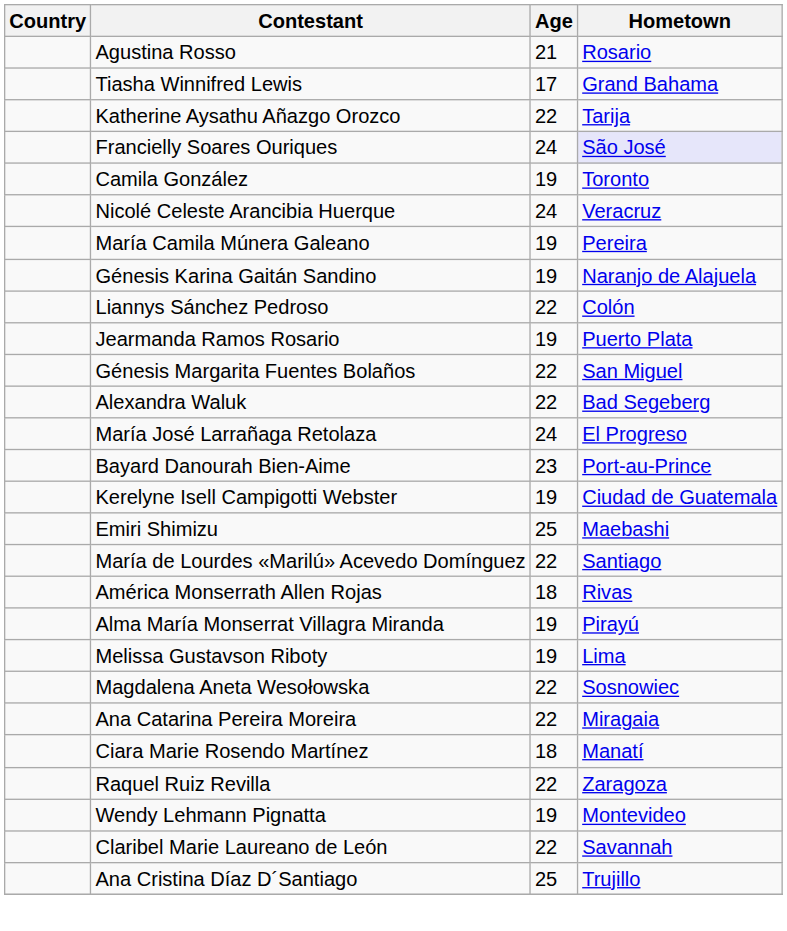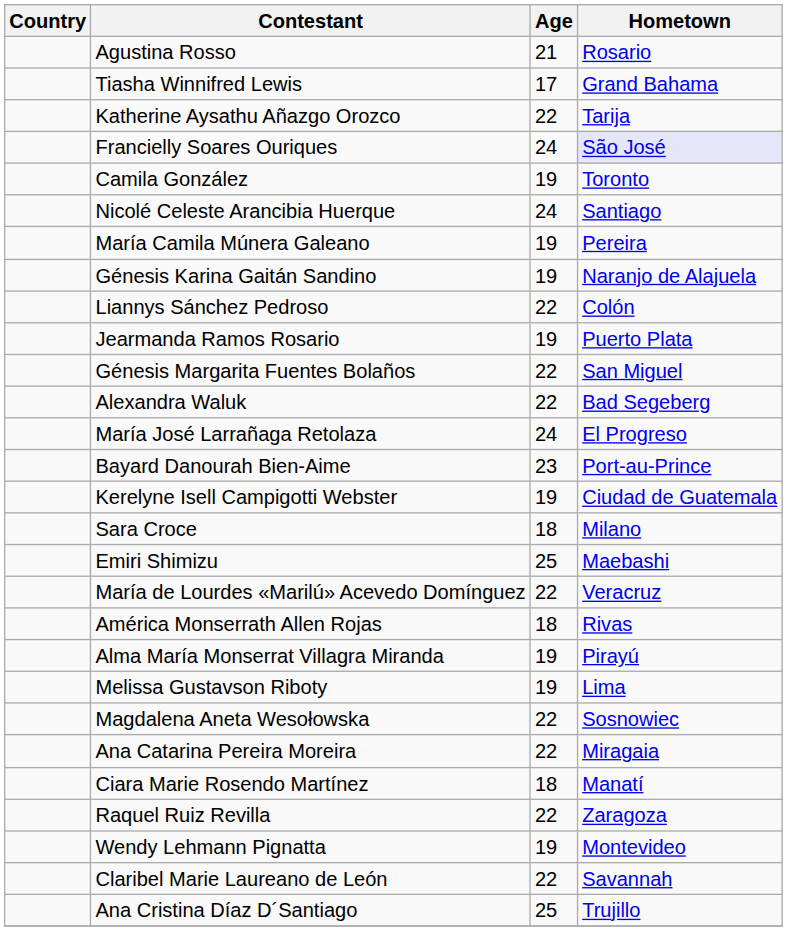(622, 211) Veracruz -> (622, 211) Santiago
+ row: (146, 529)
(622, 561) Santiago -> (622, 592) Veracruz
